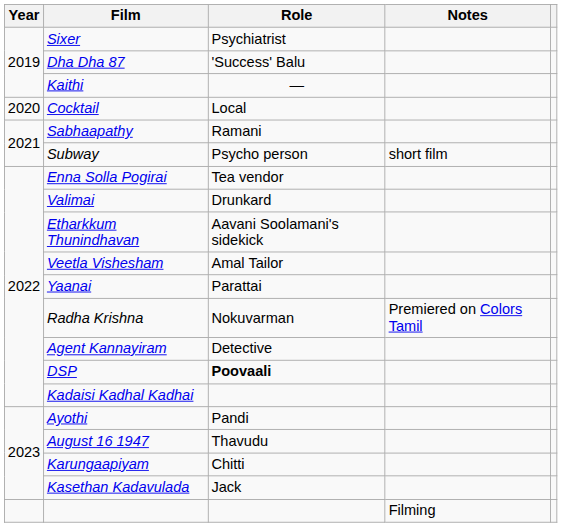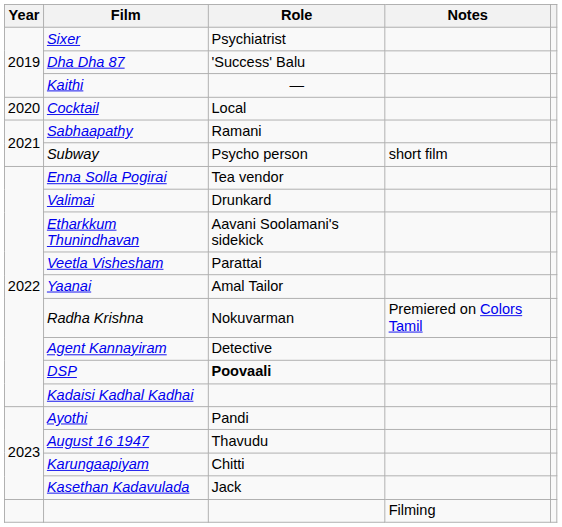(247, 263) Amal Tailor -> (237, 263) Parattai
(237, 286) Parattai -> (247, 286) Amal Tailor
